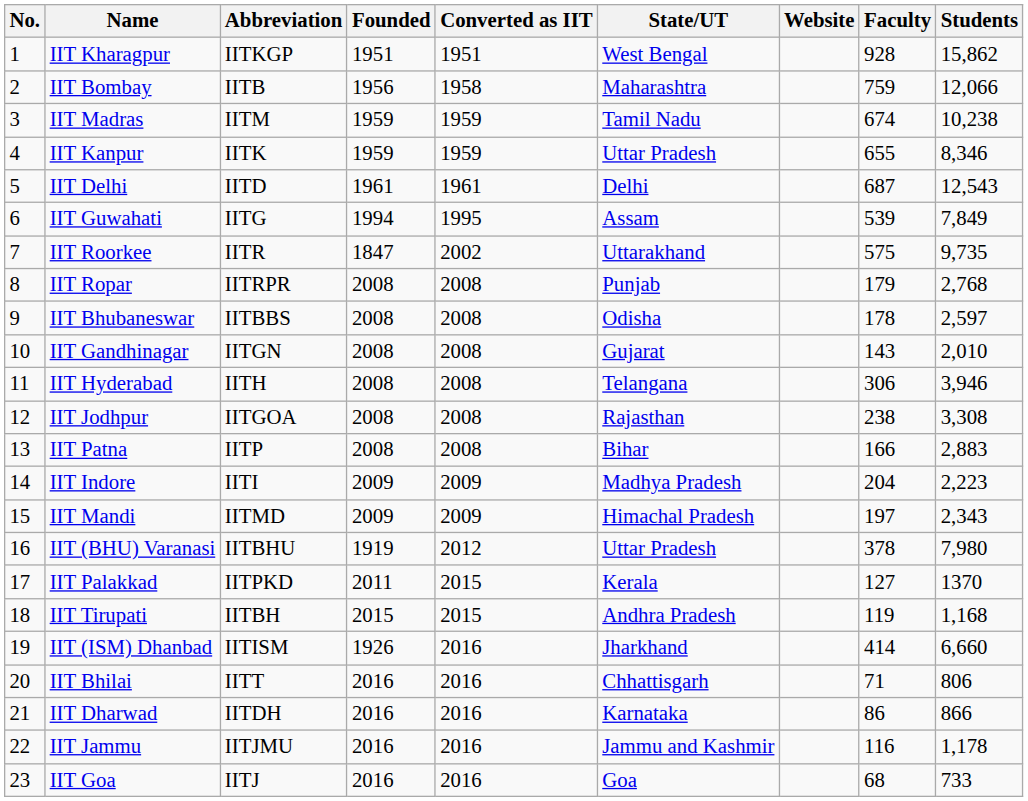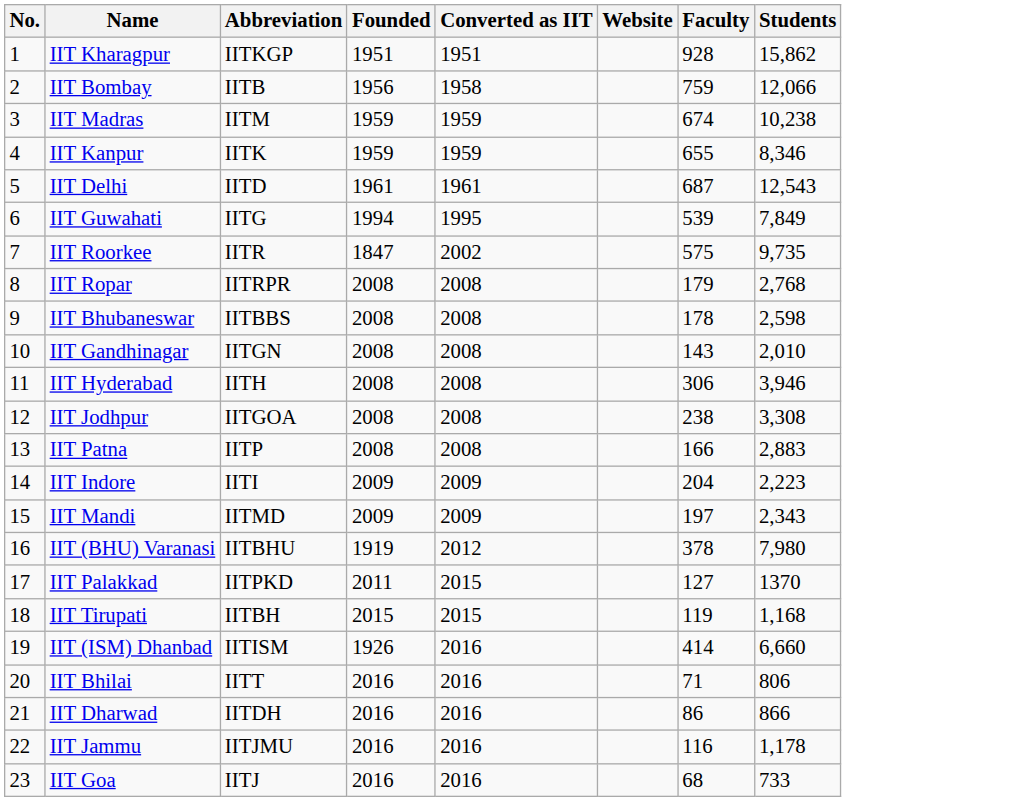- column: (688, 20)
(964, 317) 2,597 -> (782, 317) 2,598
